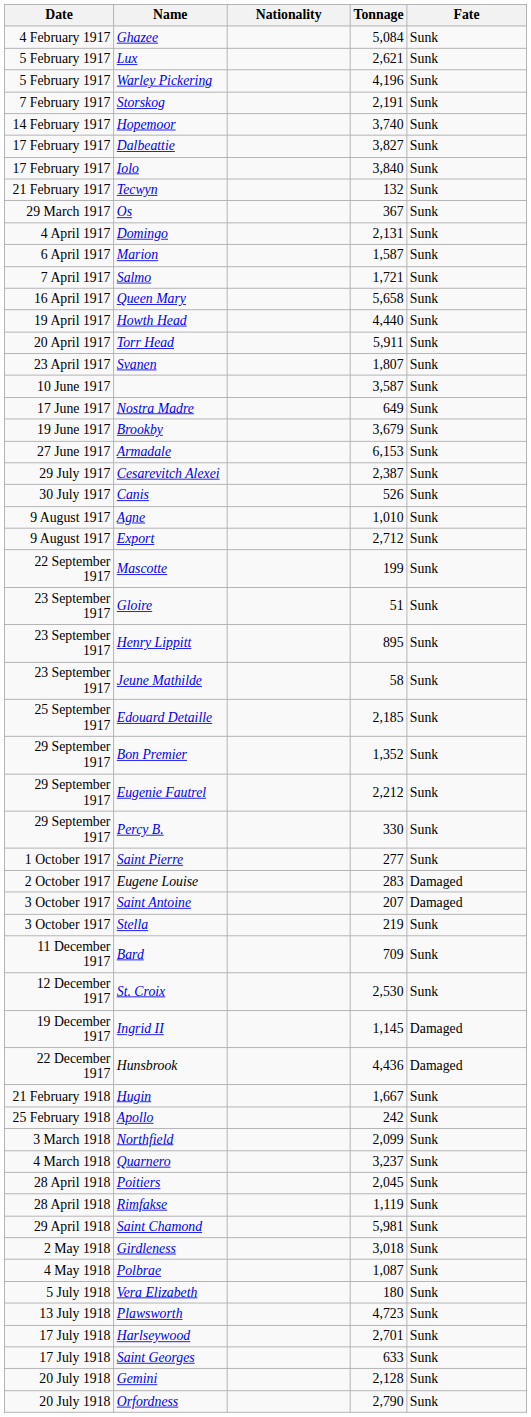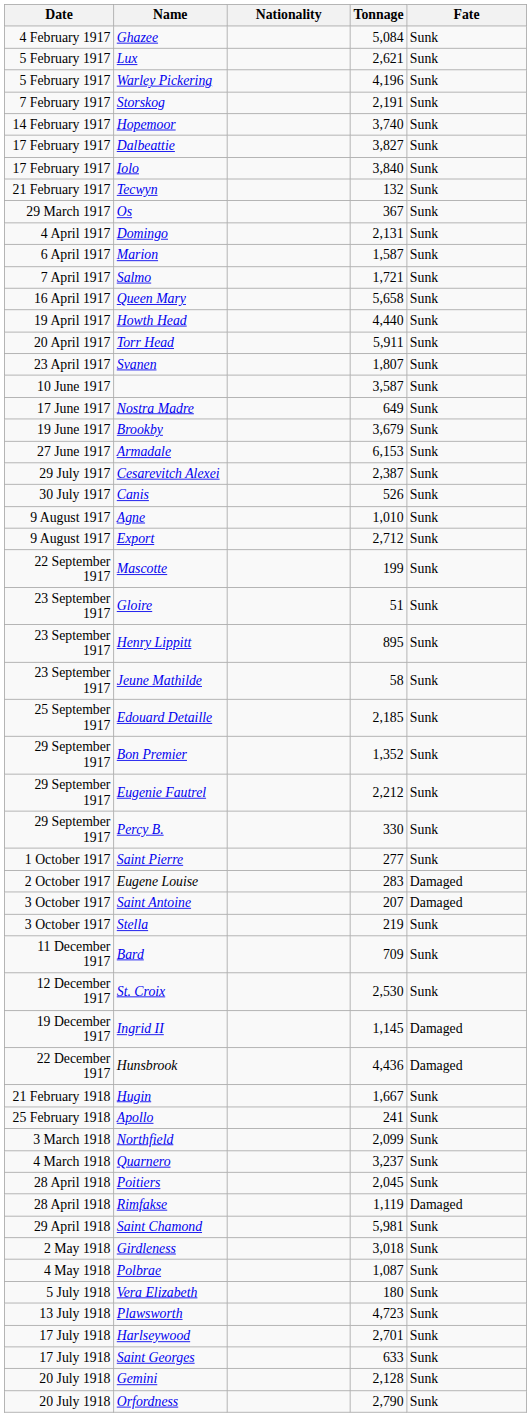(393, 1117) 242 -> (393, 1117) 241
(424, 1205) Sunk -> (436, 1205) Damaged
